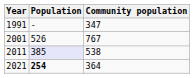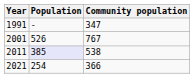(38, 66) bold -> (38, 66) normal
(93, 66) 364 -> (93, 66) 366
